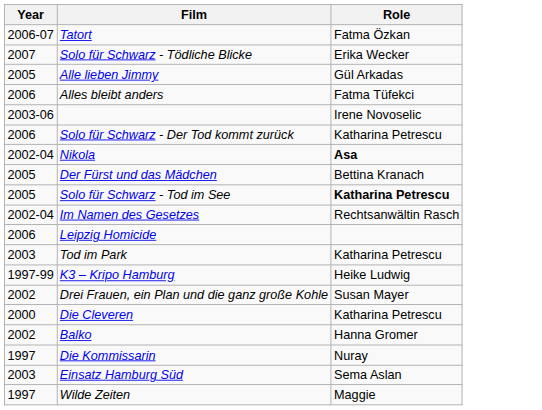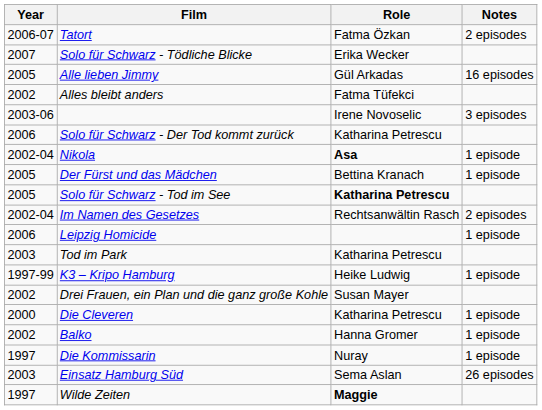+ column: (499, 15)
(21, 95) 2006 -> (21, 95) 2002
(355, 395) normal -> (356, 395) bold
